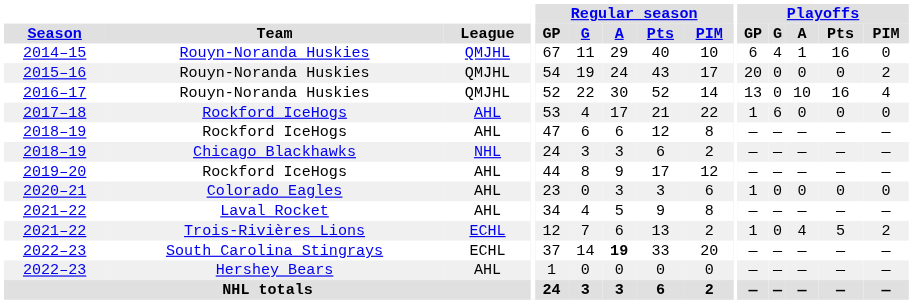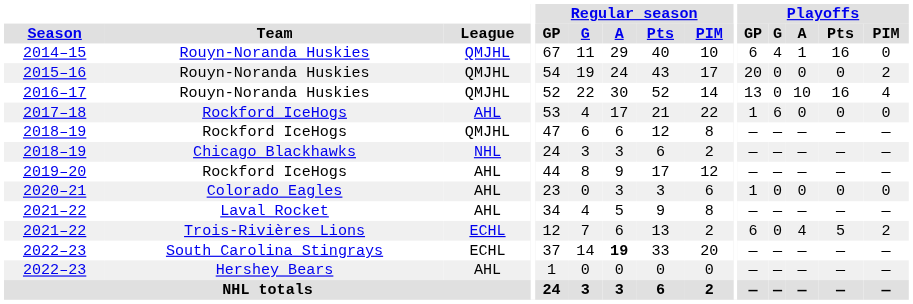(487, 132) AHL -> (487, 132) QMJHL
(753, 231) 1 -> (753, 231) 6
